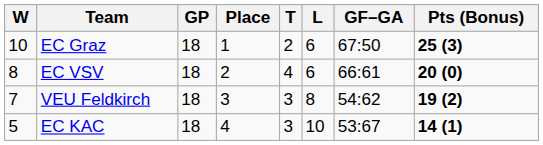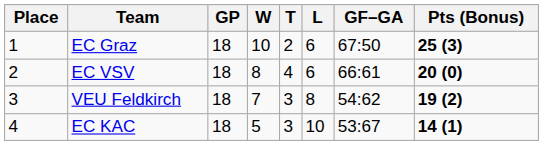columns swapped: (248, 18) <-> (21, 18)
